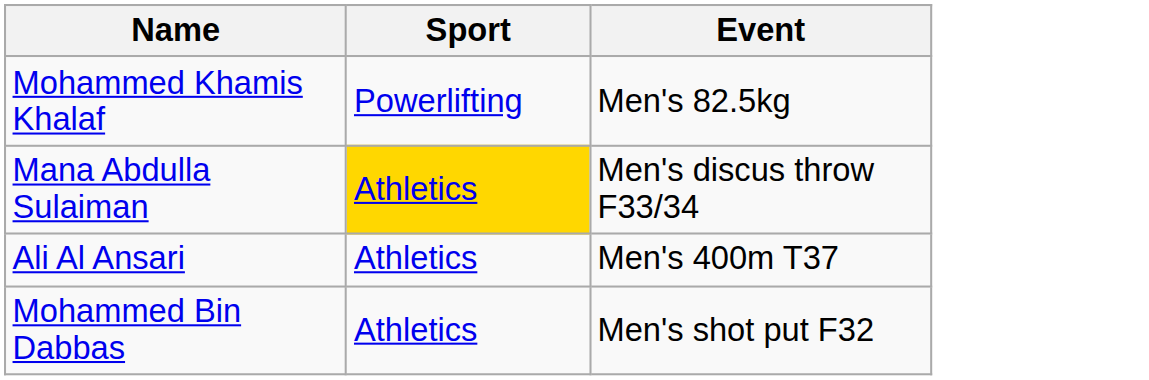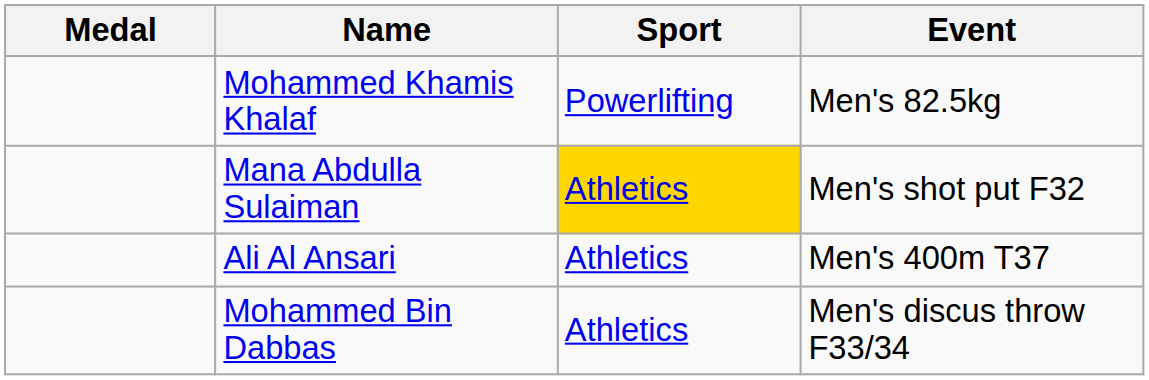+ column: (110, 30)
(736, 188) Men's discus throw F33/34 -> (947, 188) Men's shot put F32
(736, 329) Men's shot put F32 -> (947, 329) Men's discus throw F33/34
